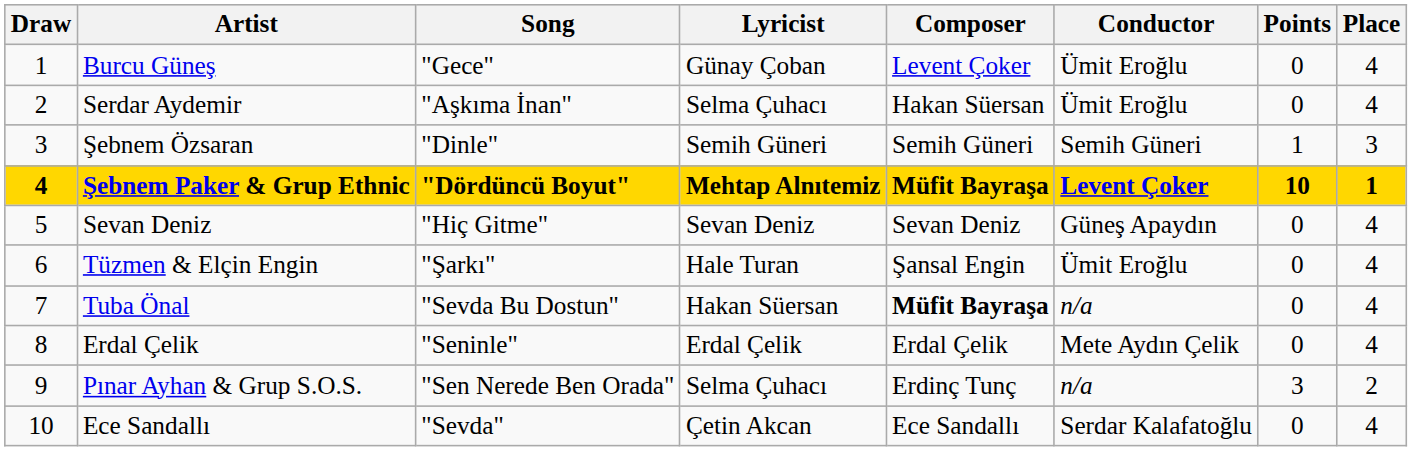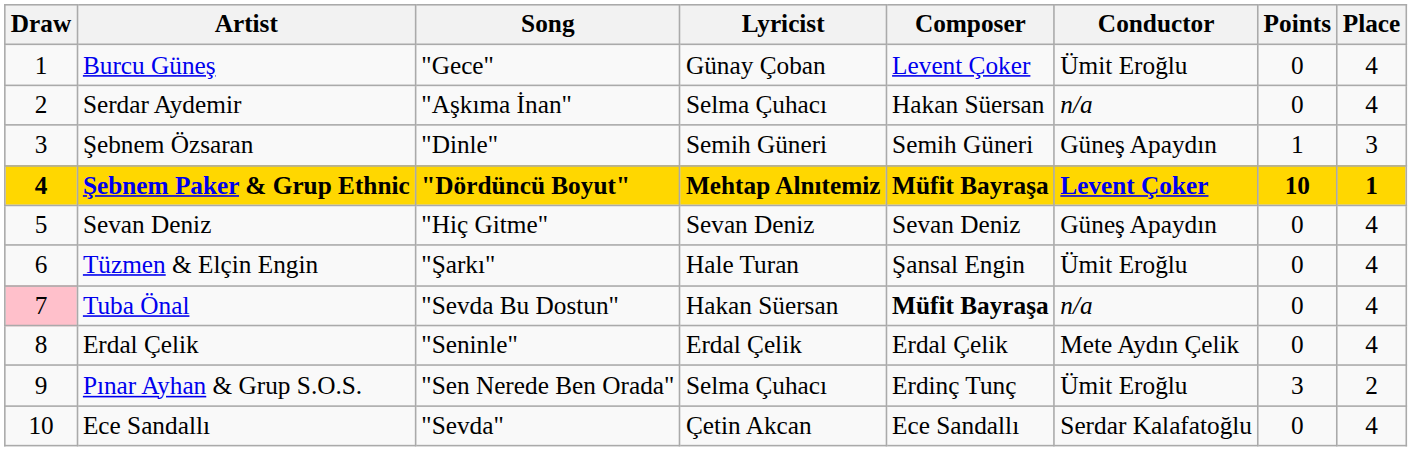(1124, 104) Ümit Eroğlu -> (1077, 104) n/a
(1131, 144) Semih Güneri -> (1139, 144) Güneş Apaydın
(41, 305) no background -> (41, 305) pink background
(1077, 385) n/a -> (1124, 385) Ümit Eroğlu
